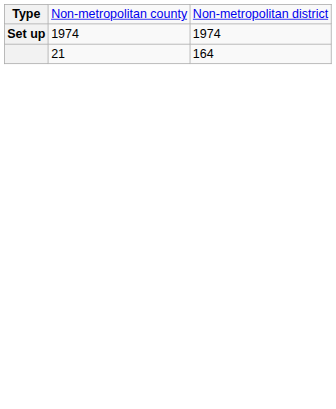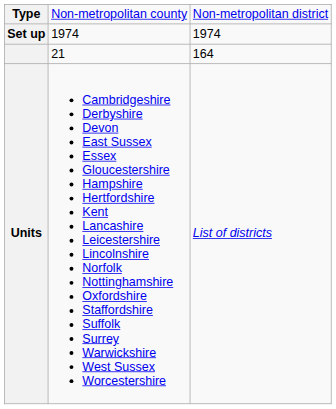+ row: (26, 233)
